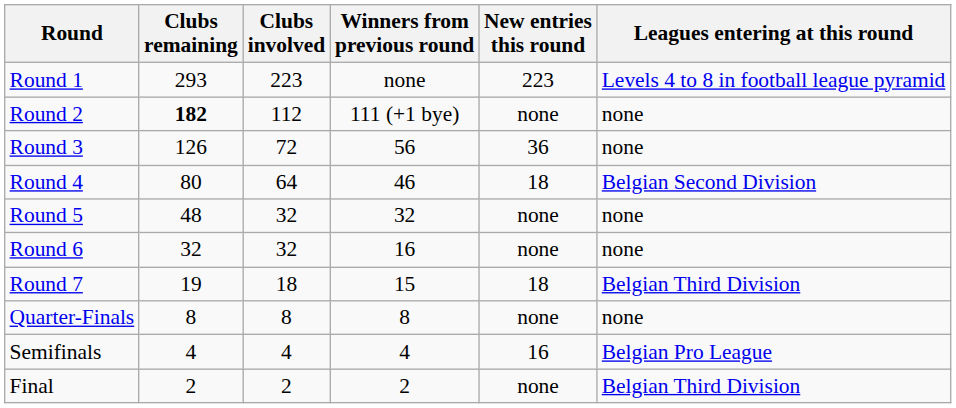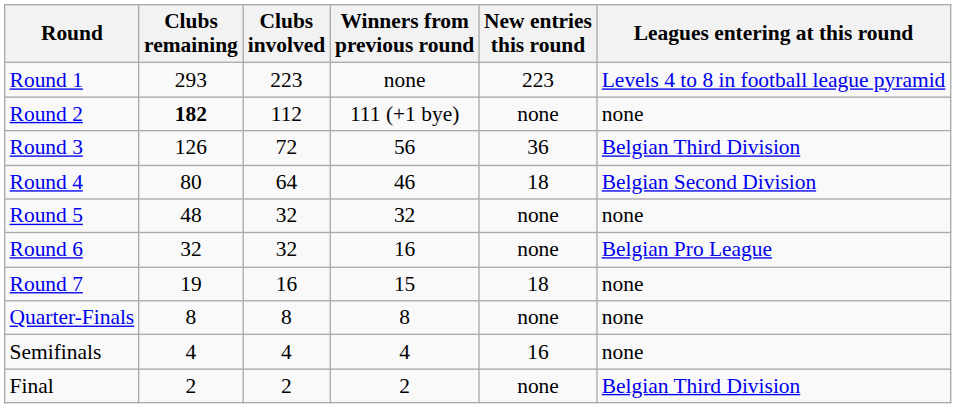(623, 147) none -> (701, 147) Belgian Third Division
(623, 249) none -> (687, 249) Belgian Pro League
(286, 283) 18 -> (286, 283) 16
(701, 283) Belgian Third Division -> (623, 283) none
(687, 351) Belgian Pro League -> (623, 351) none
